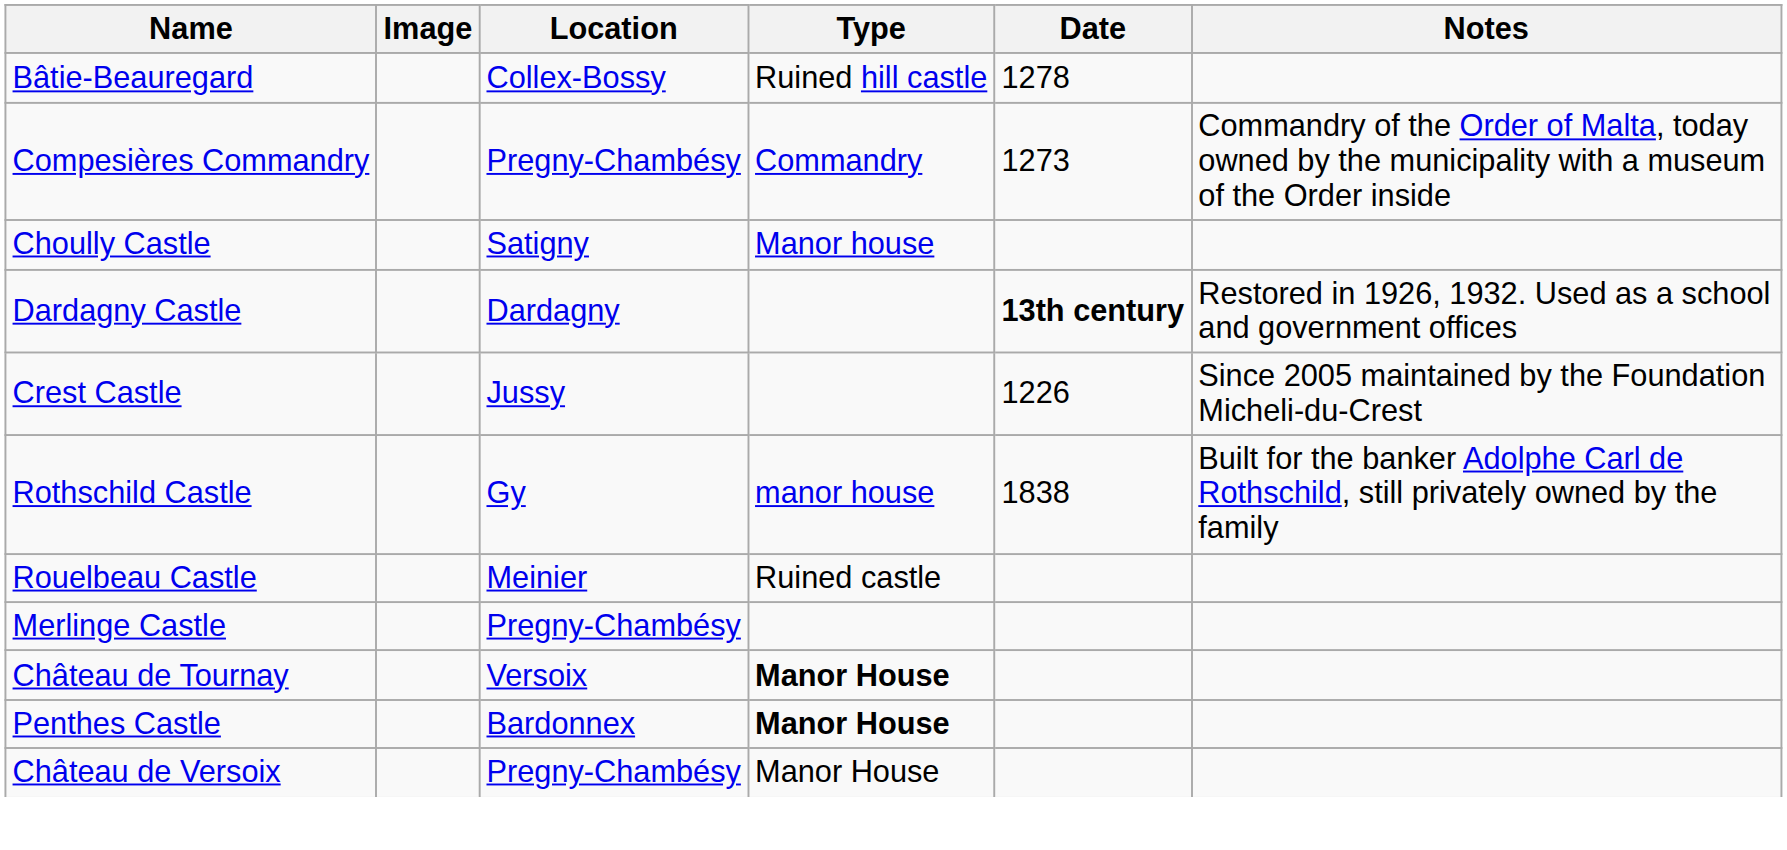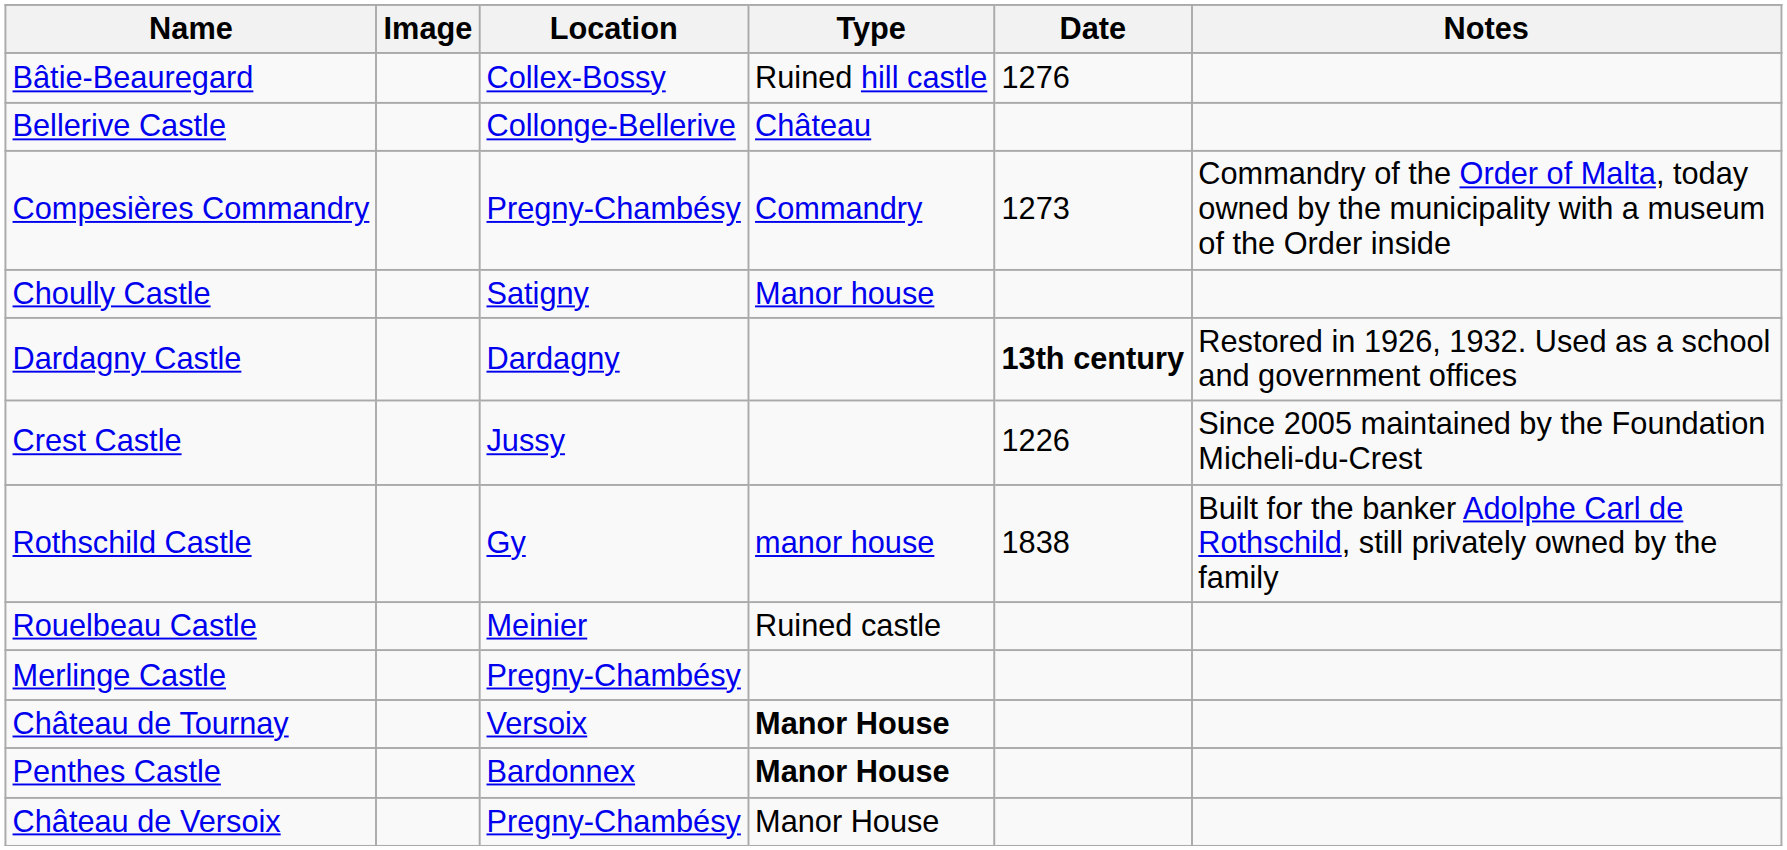(1036, 77) 1278 -> (1036, 77) 1276
+ row: (119, 126)
